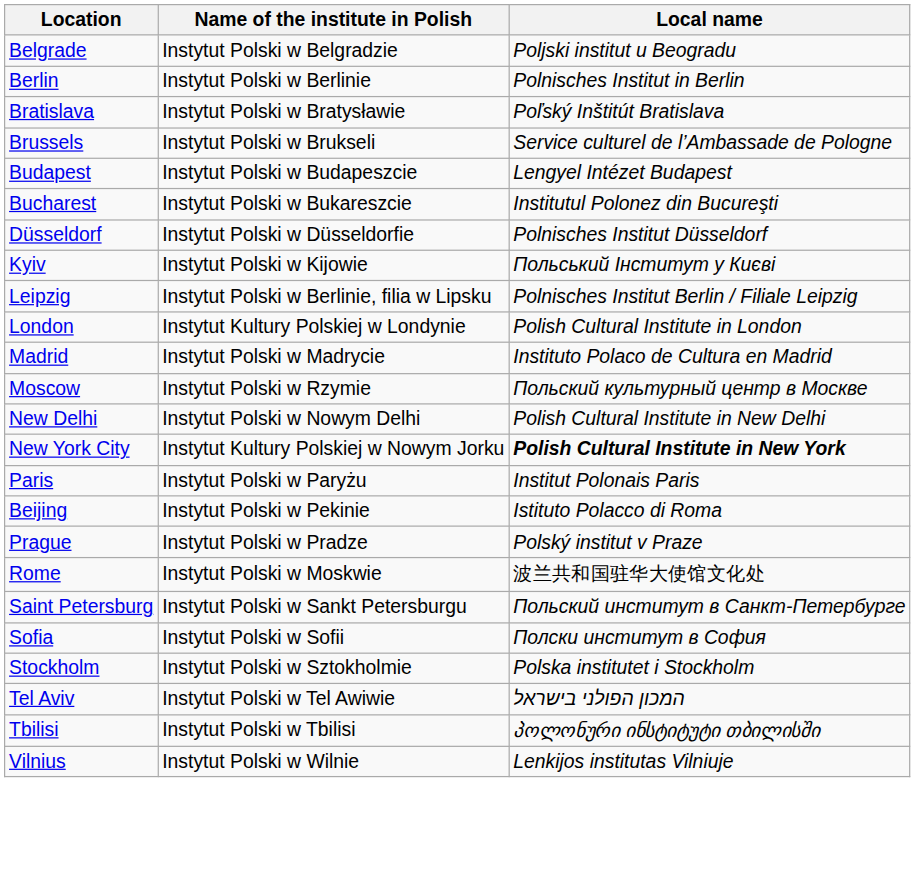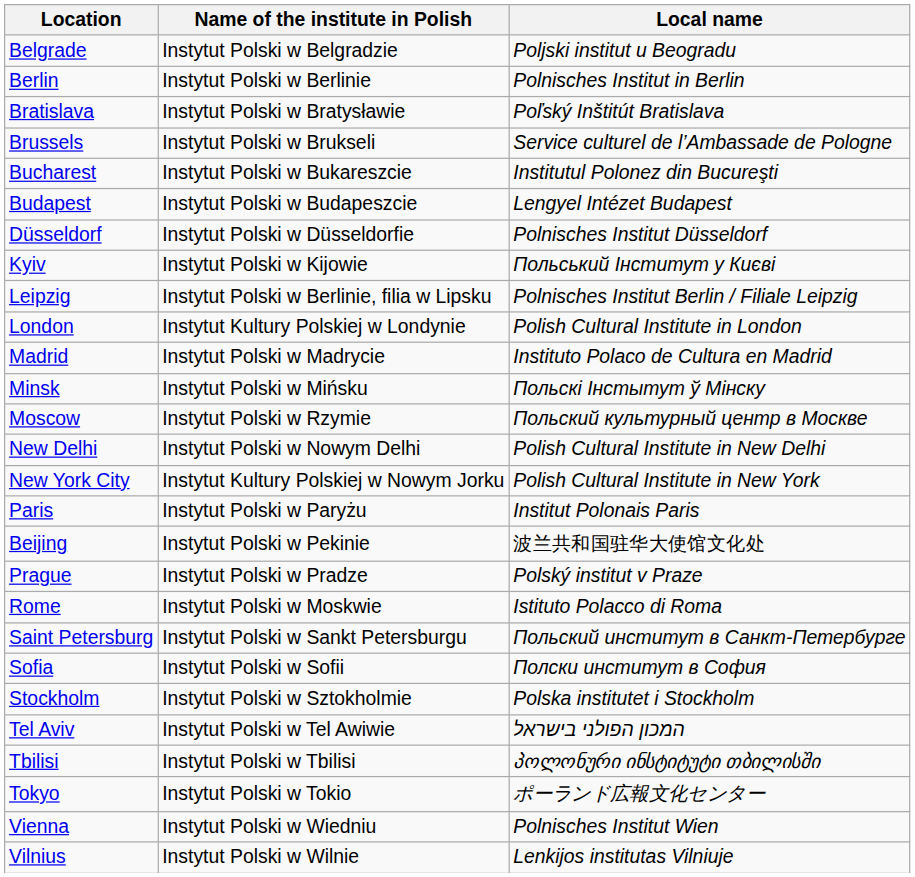rows swapped: (50, 173) <-> (53, 204)
+ row: (34, 388)
(679, 449) bold -> (666, 480) normal
(618, 511) Istituto Polacco di Roma -> (639, 543) 波兰共和国驻华大使馆文化处
(639, 573) 波兰共和国驻华大使馆文化处 -> (618, 606) Istituto Polacco di Roma
+ row: (34, 794)
+ row: (39, 826)
